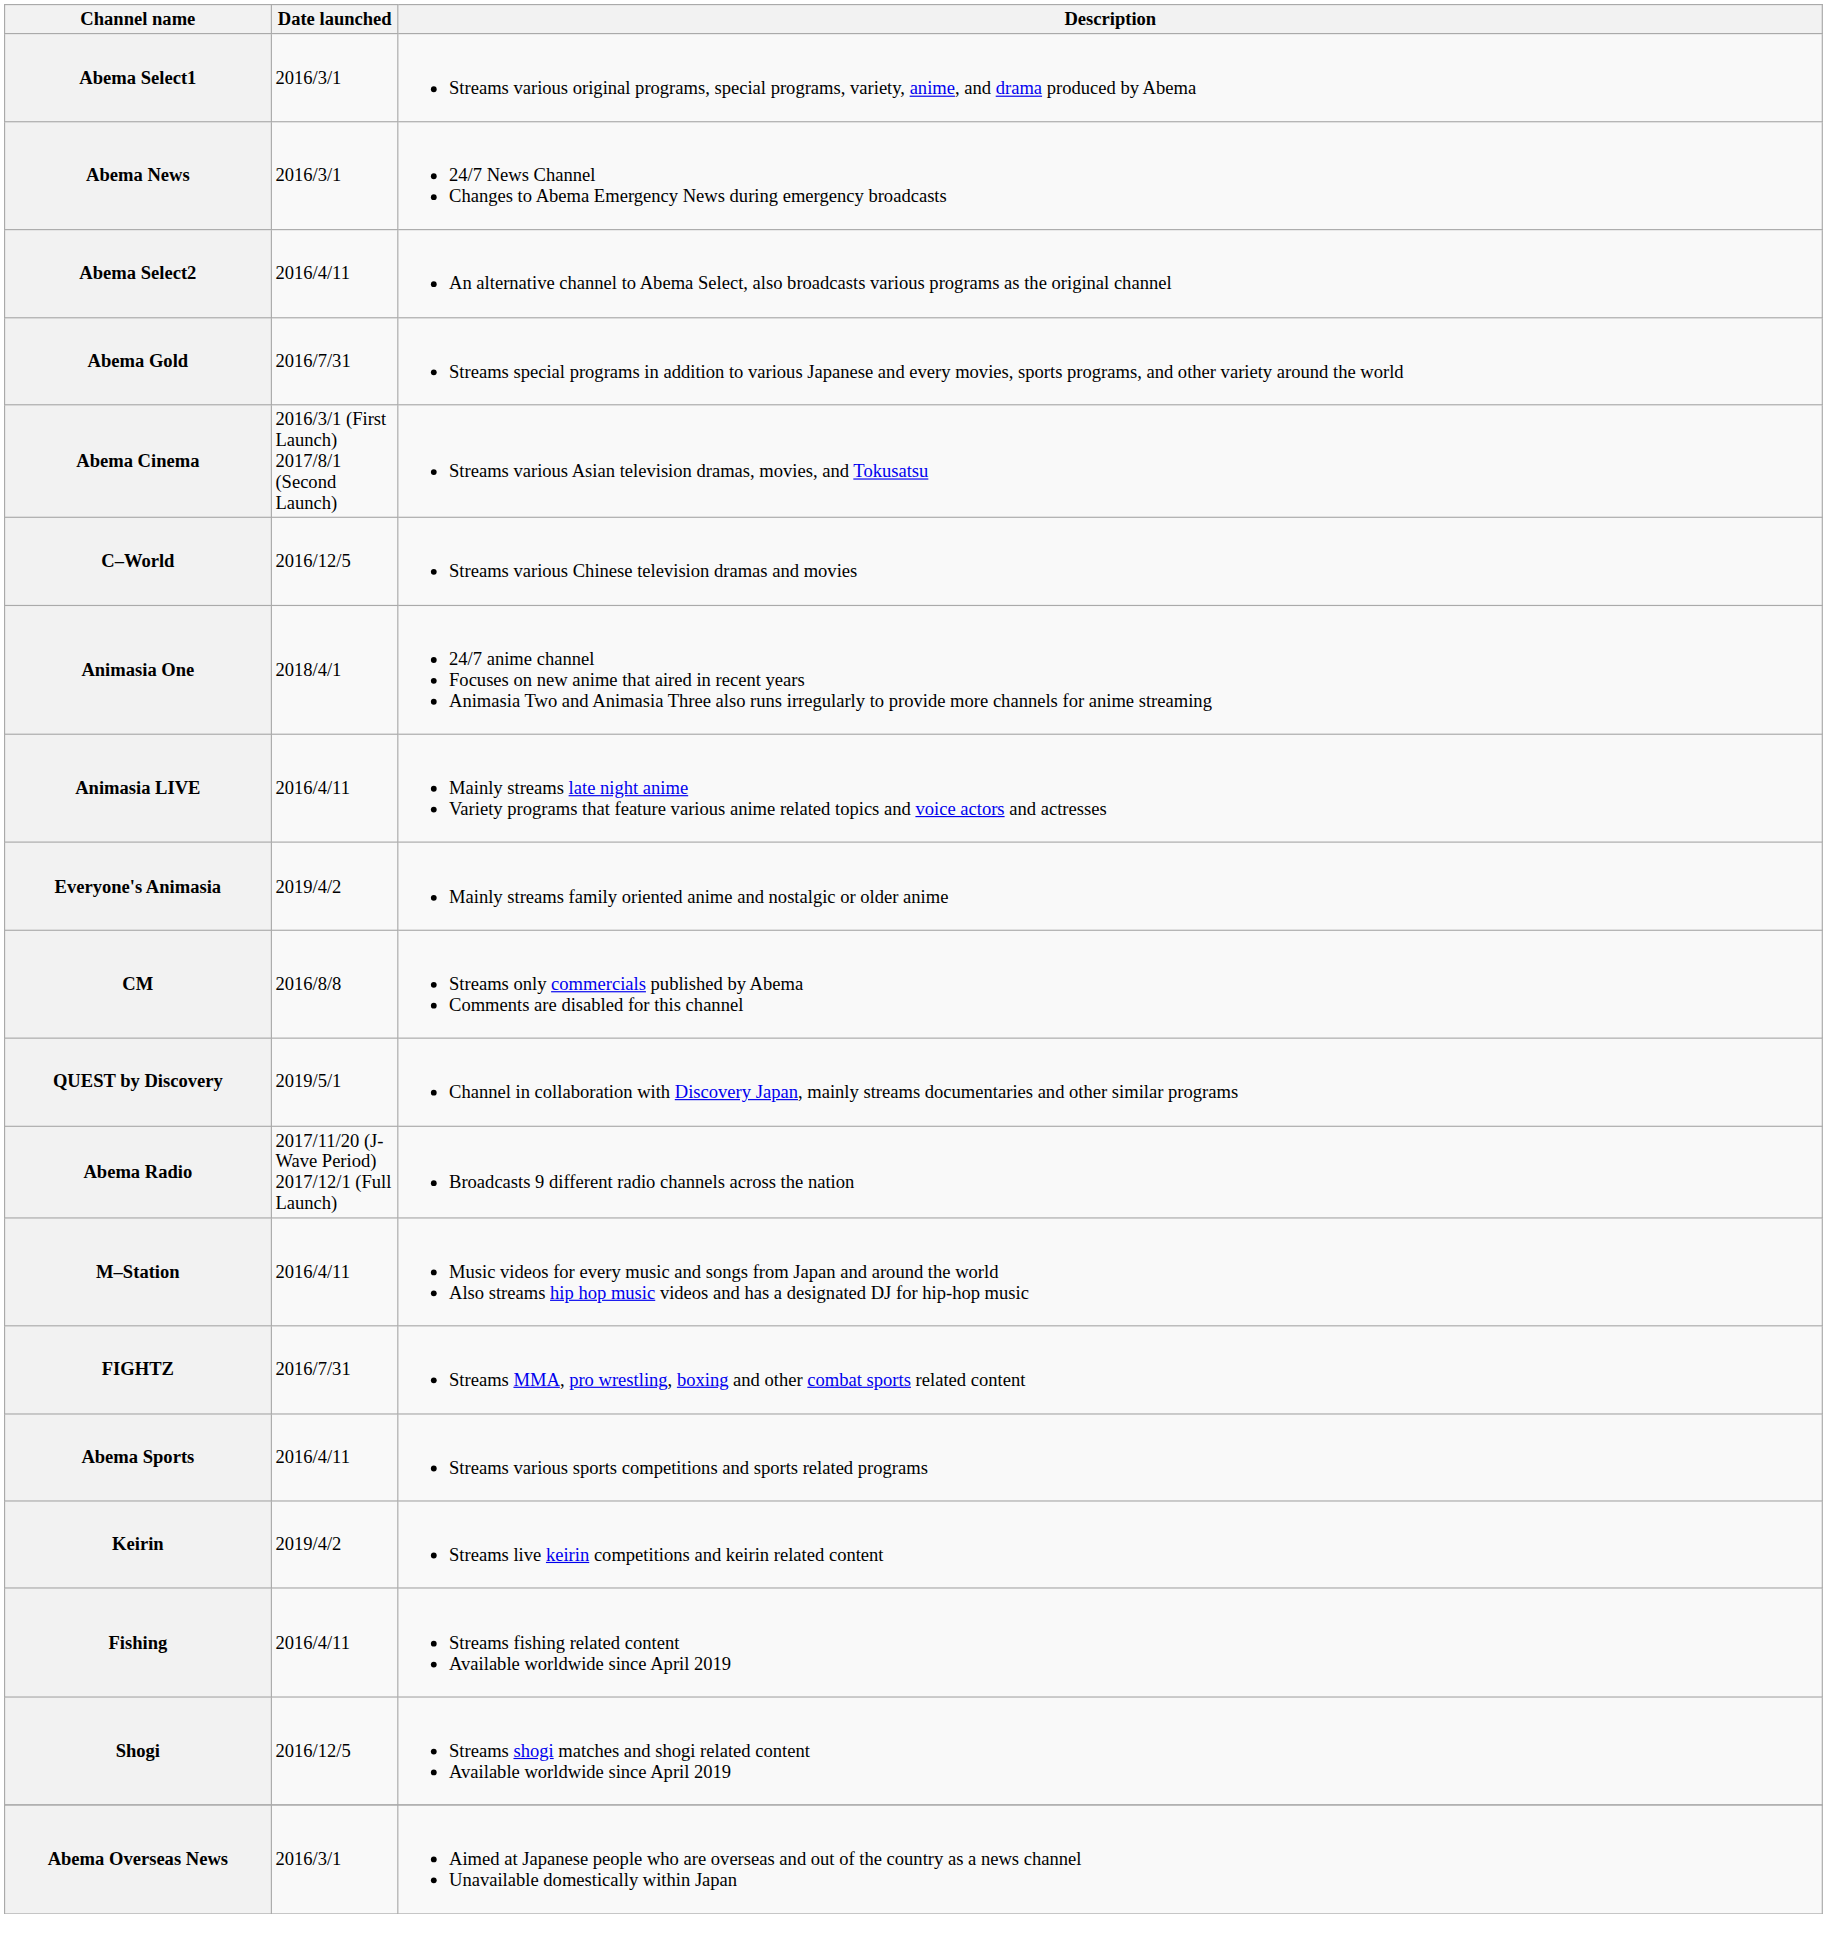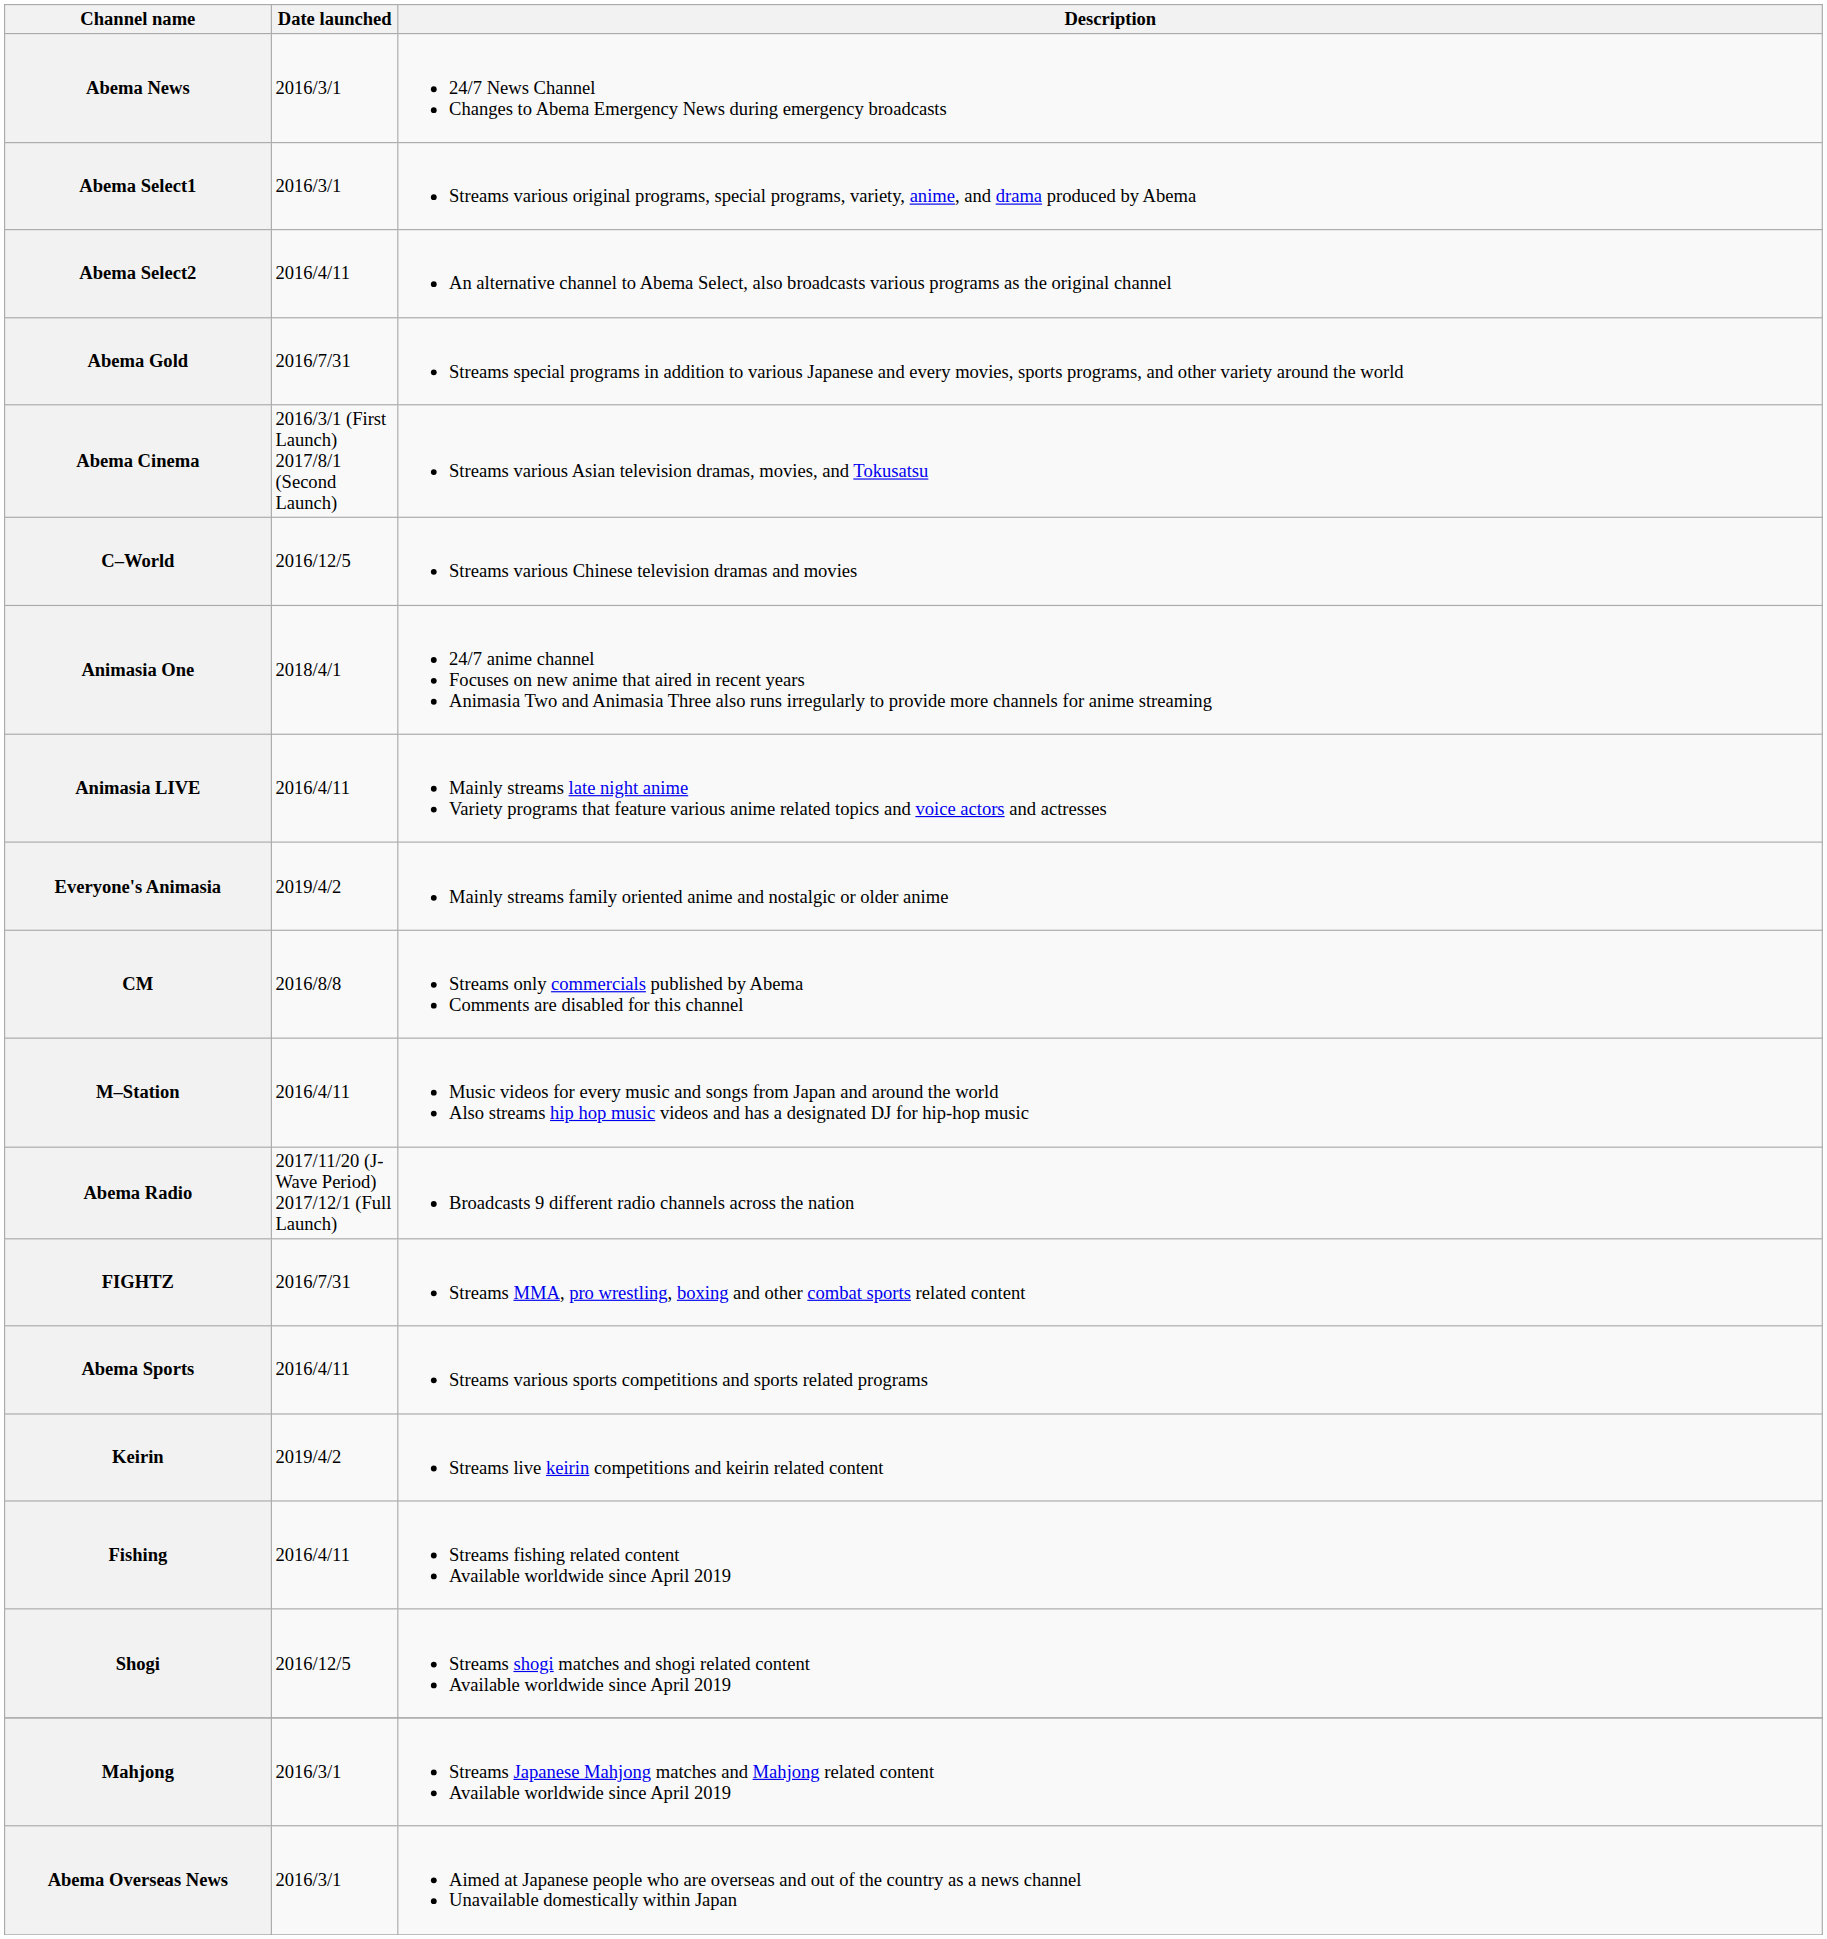rows swapped: (138, 175) <-> (138, 77)
- row: (138, 1081)
rows swapped: (138, 1271) <-> (138, 1171)
+ row: (138, 1771)
